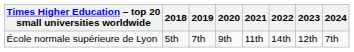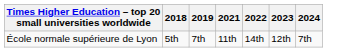- column: (229, 17)
